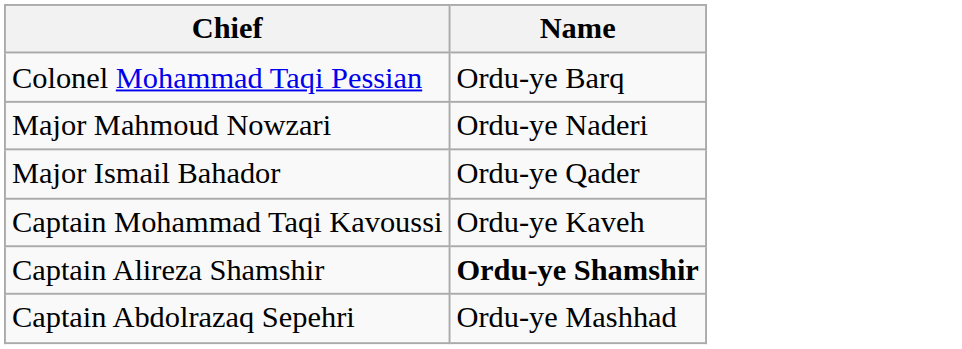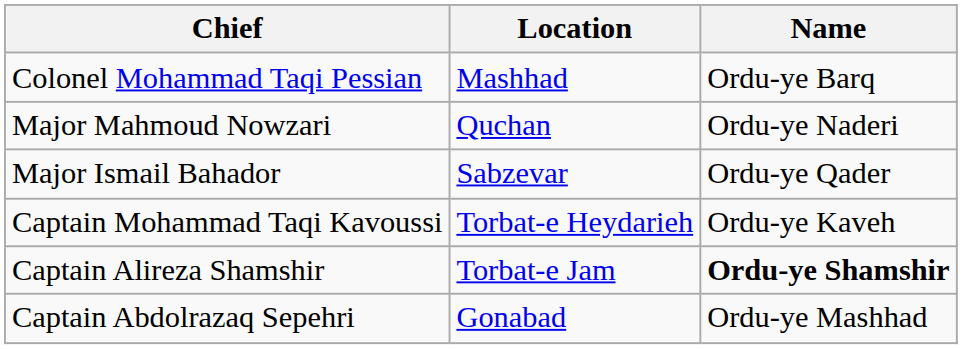+ column: (575, 28)
